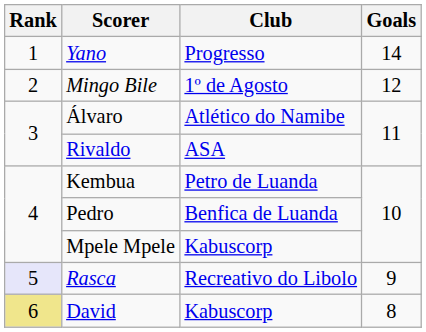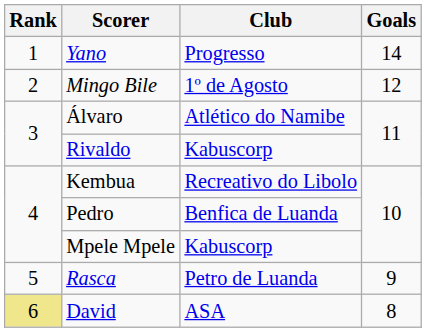(205, 149) ASA -> (228, 149) Kabuscorp
(251, 181) Petro de Luanda -> (271, 181) Recreativo do Libolo
(33, 278) lavender background -> (33, 278) no background
(271, 278) Recreativo do Libolo -> (251, 278) Petro de Luanda
(228, 310) Kabuscorp -> (205, 310) ASA
